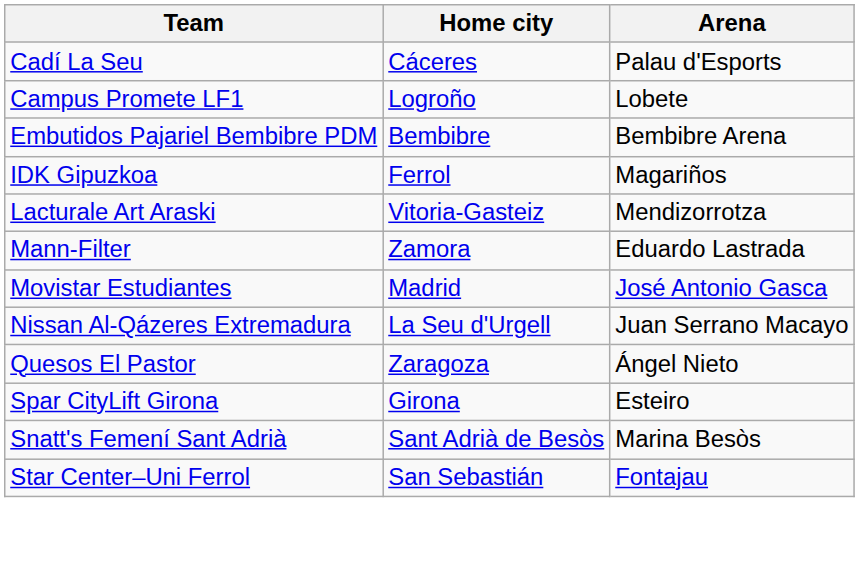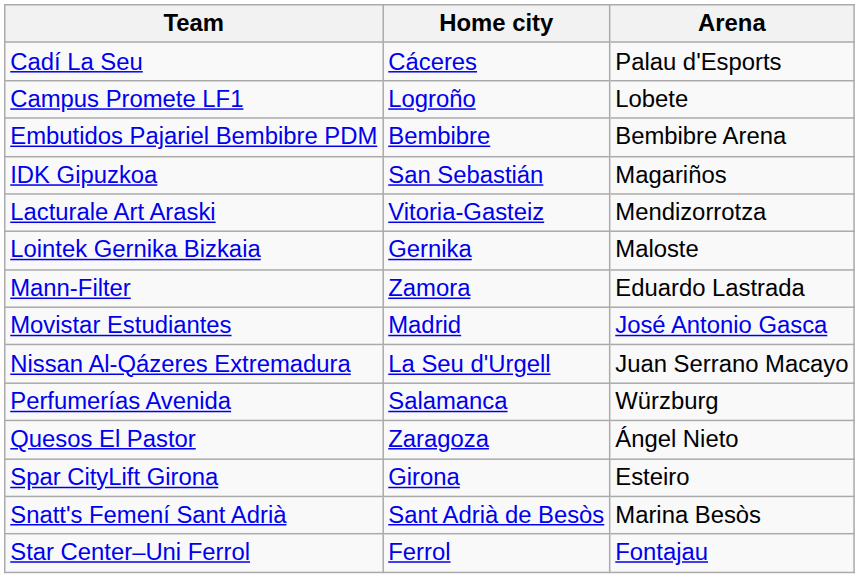(419, 174) Ferrol -> (466, 174) San Sebastián
+ row: (135, 250)
+ row: (121, 401)
(466, 477) San Sebastián -> (419, 552) Ferrol
